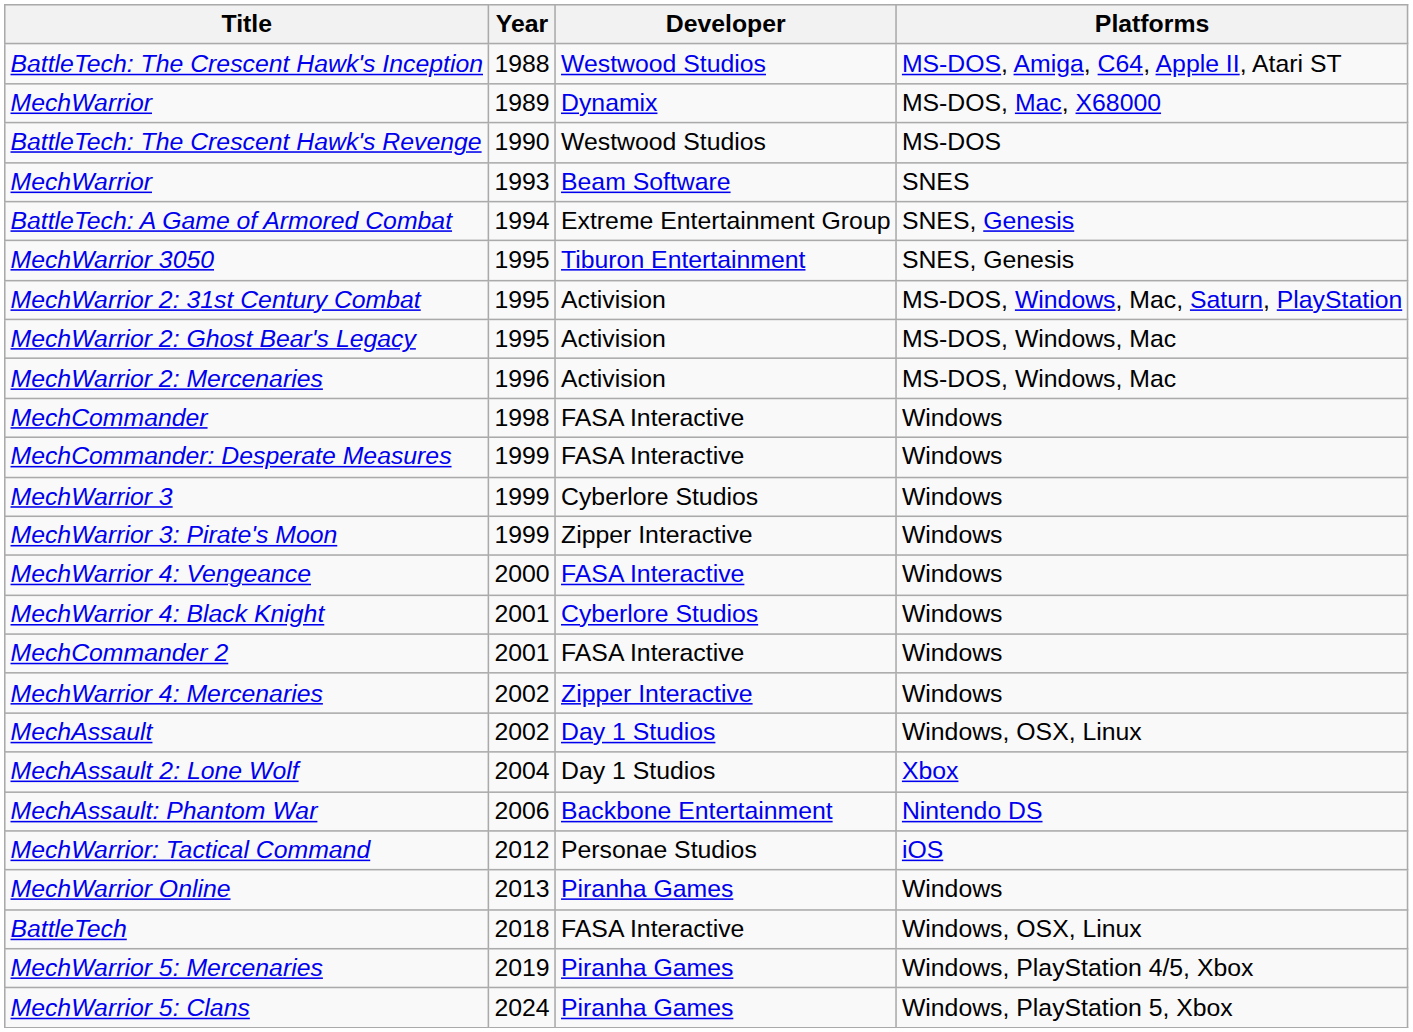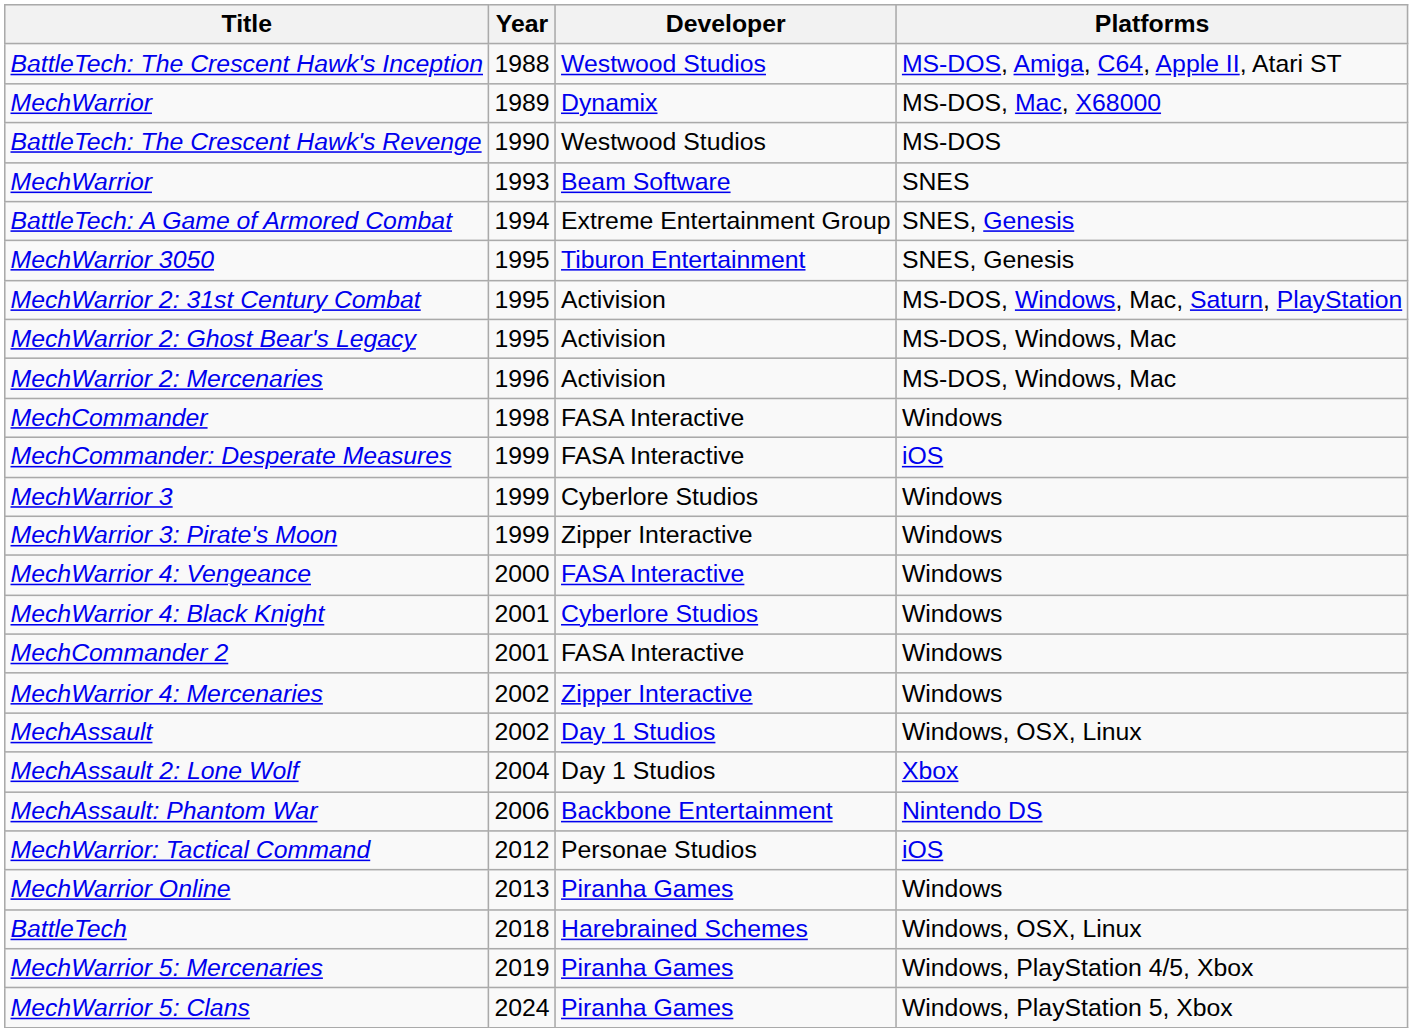(952, 456) Windows -> (923, 456) iOS
(653, 928) FASA Interactive -> (684, 928) Harebrained Schemes
